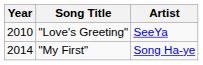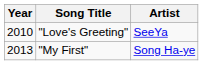(20, 50) 2014 -> (20, 50) 2013
